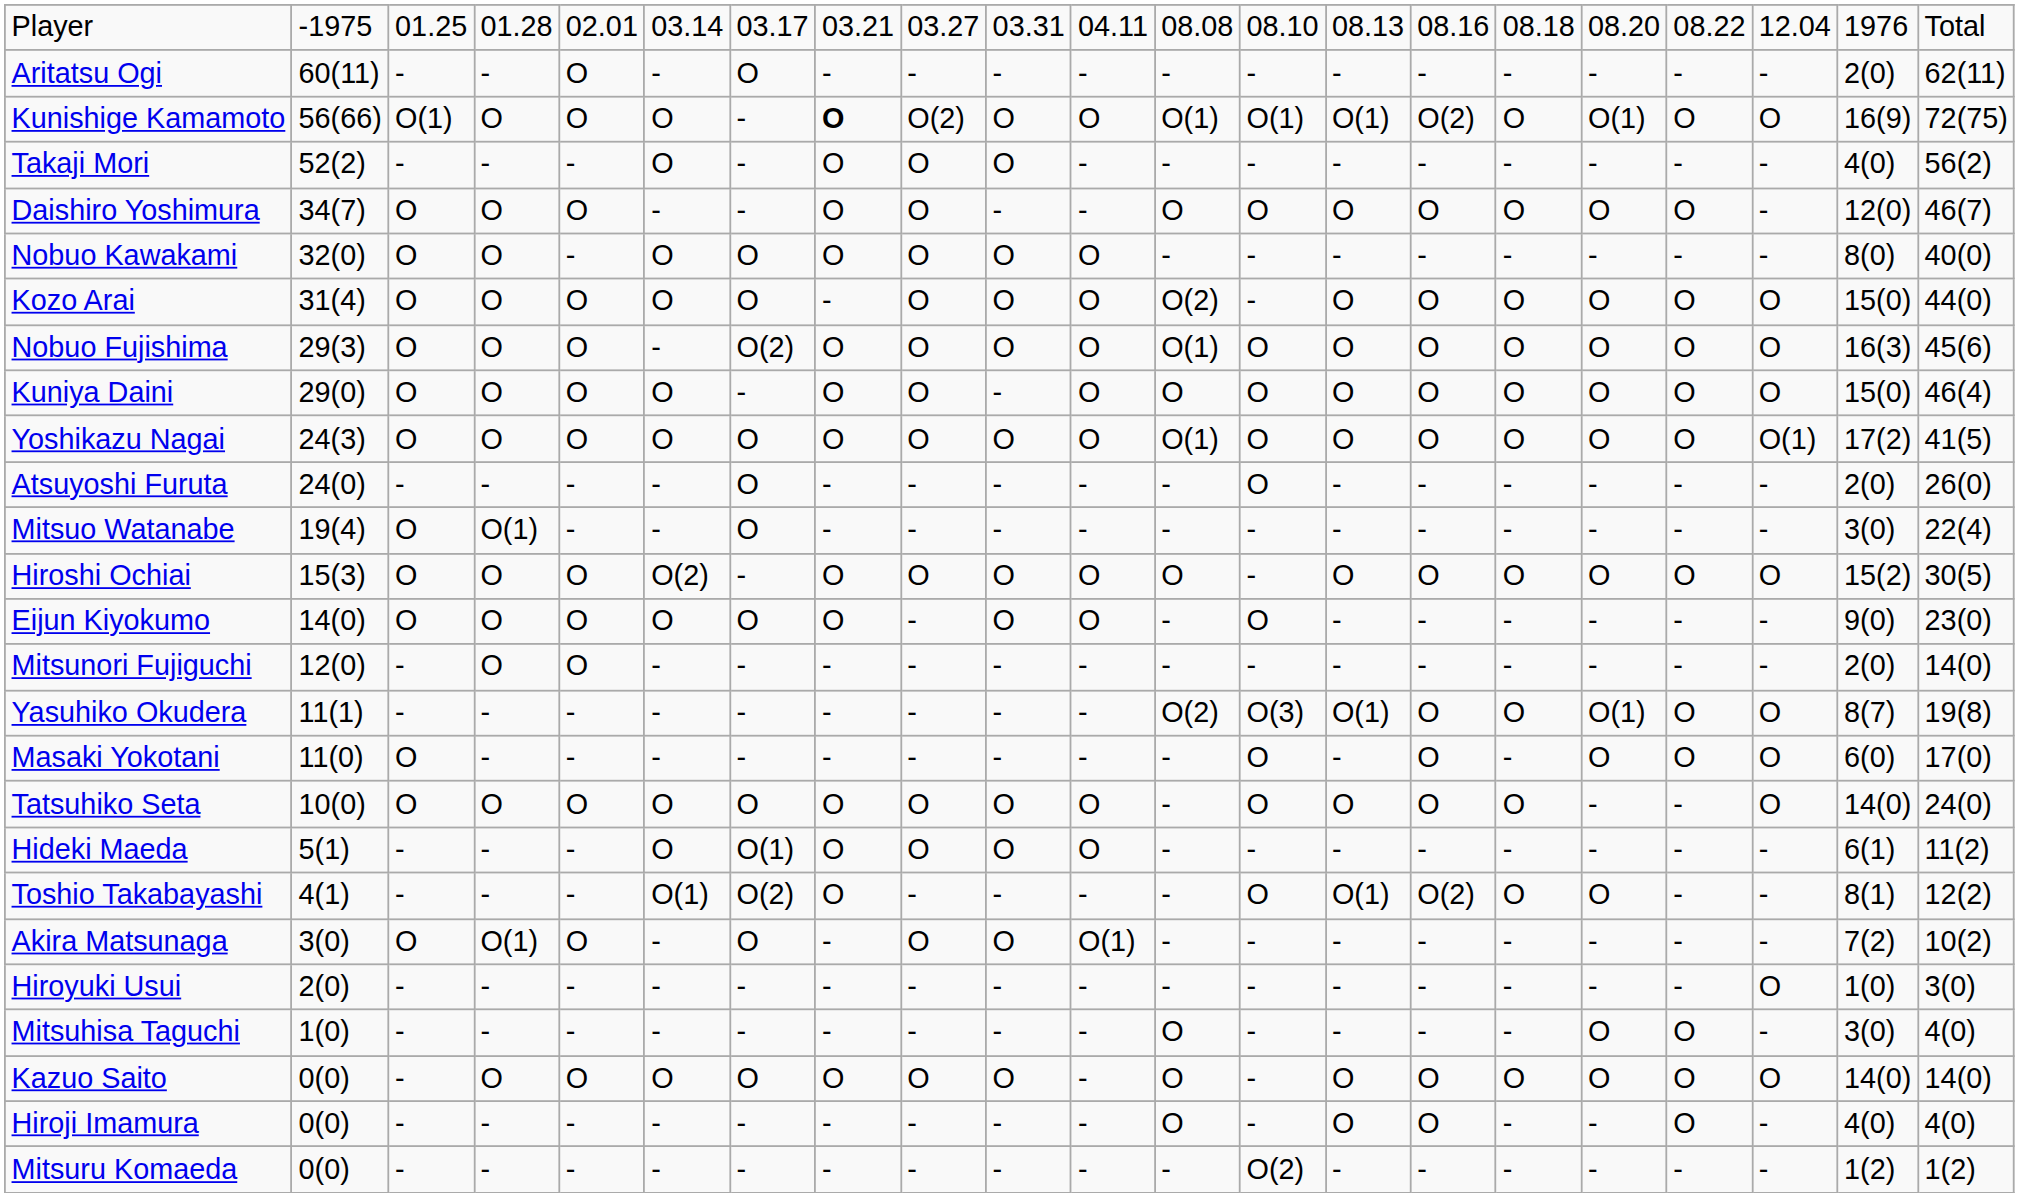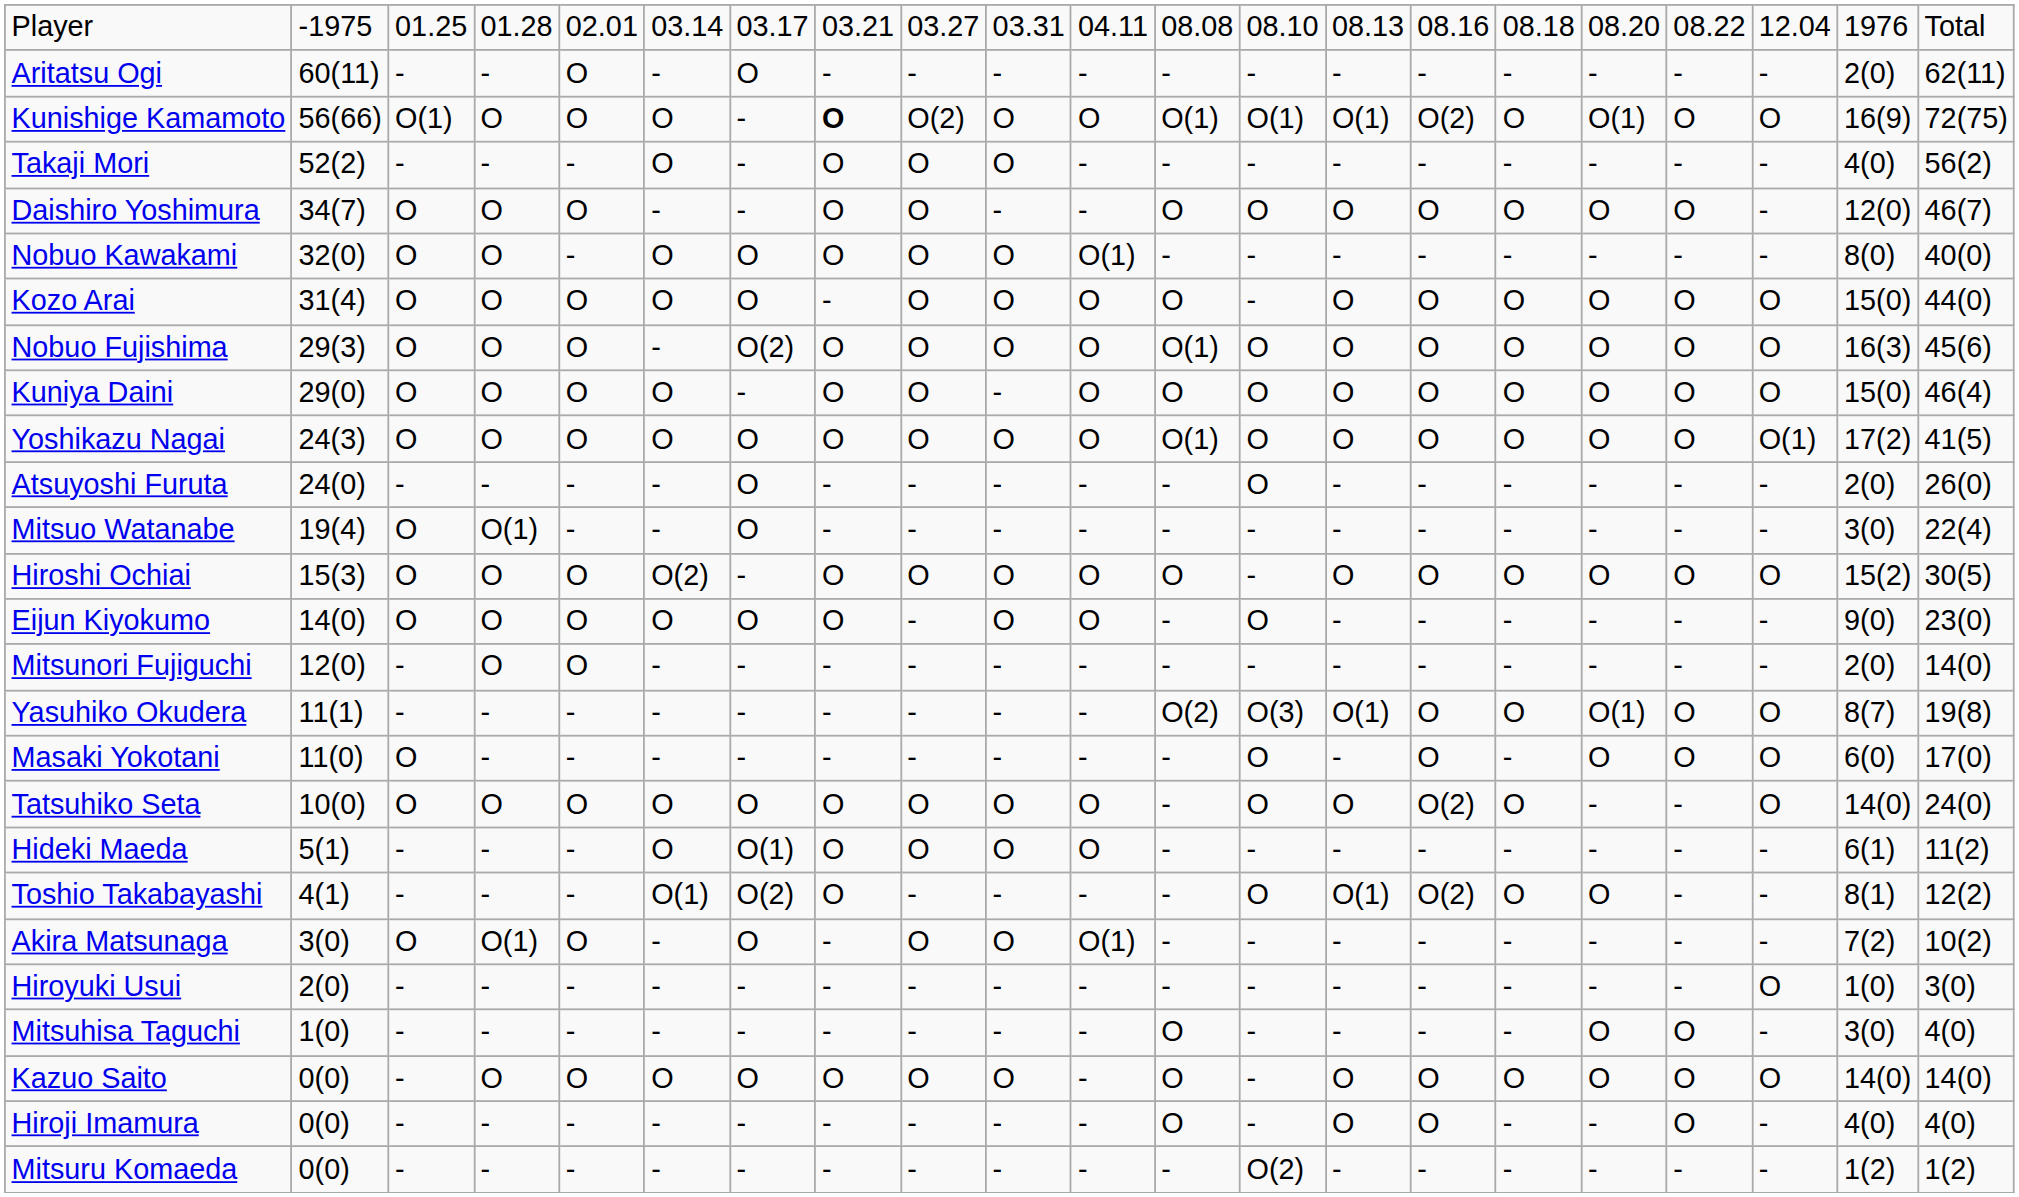(1089, 255) O -> (1107, 255) O(1)
(1190, 301) O(2) -> (1172, 301) O
(1428, 803) O -> (1446, 803) O(2)
